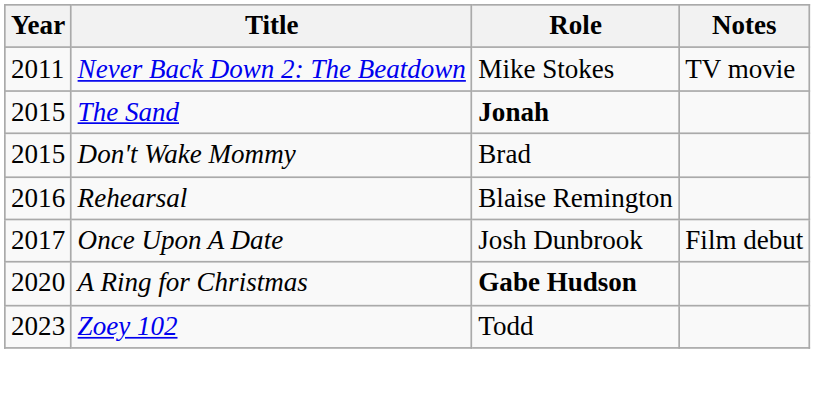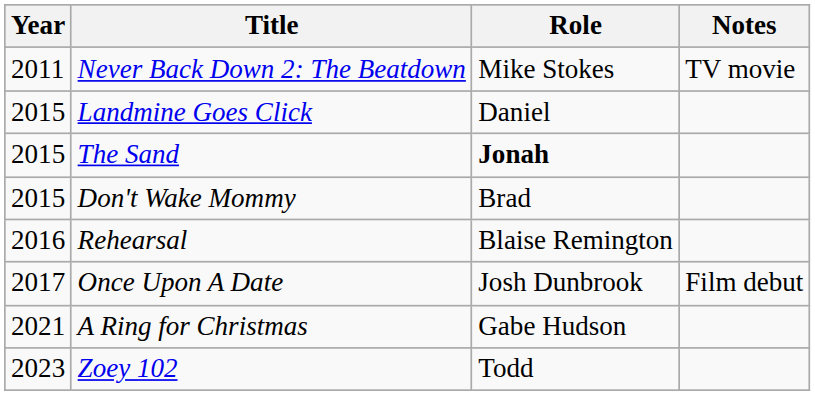+ row: (195, 111)
(38, 283) 2020 -> (38, 326) 2021
(558, 283) bold -> (552, 326) normal
